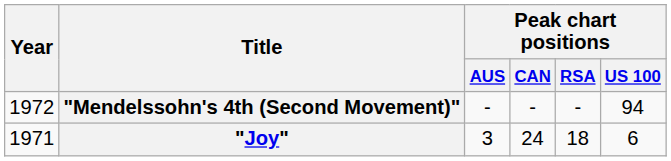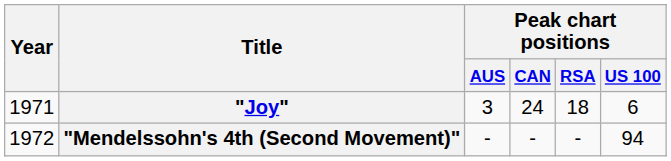rows swapped: (262, 139) <-> (262, 107)
